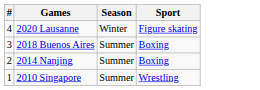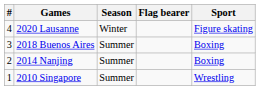+ column: (164, 12)
